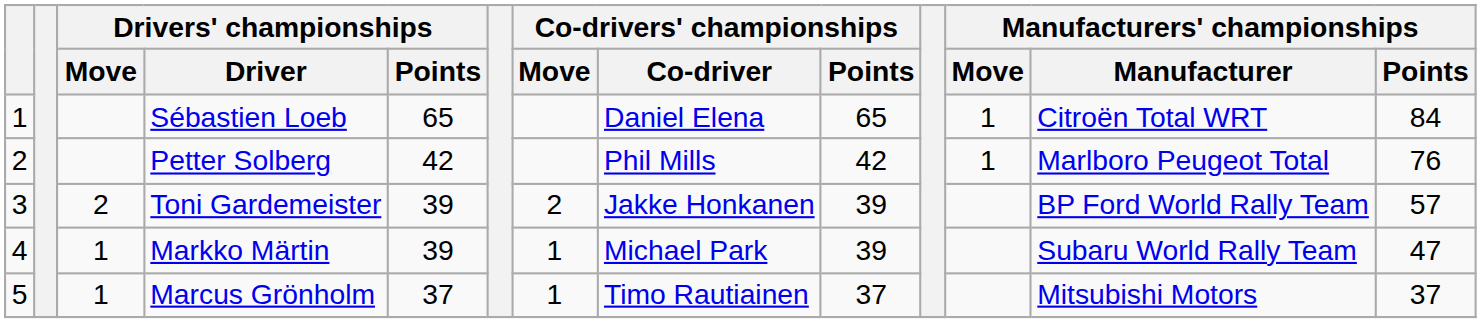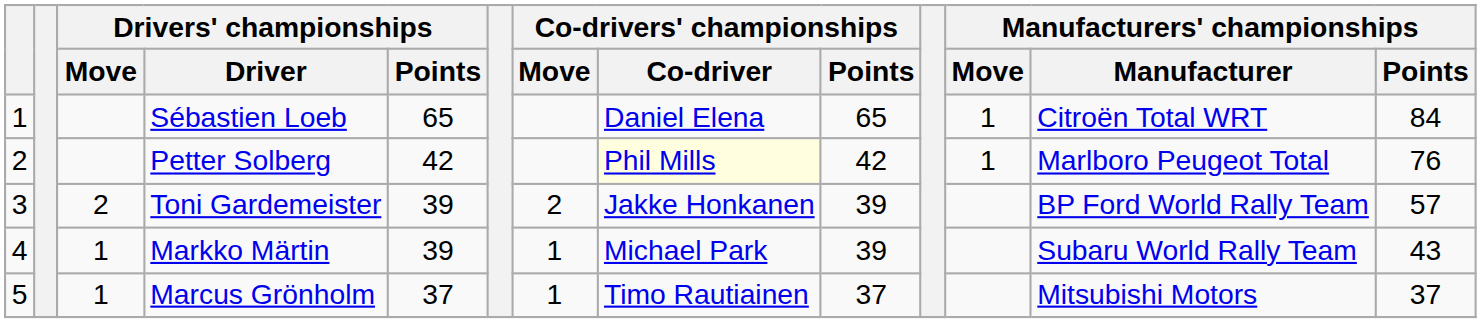(660, 161) no background -> (660, 161) lightyellow background
(1425, 250) 47 -> (1425, 250) 43
